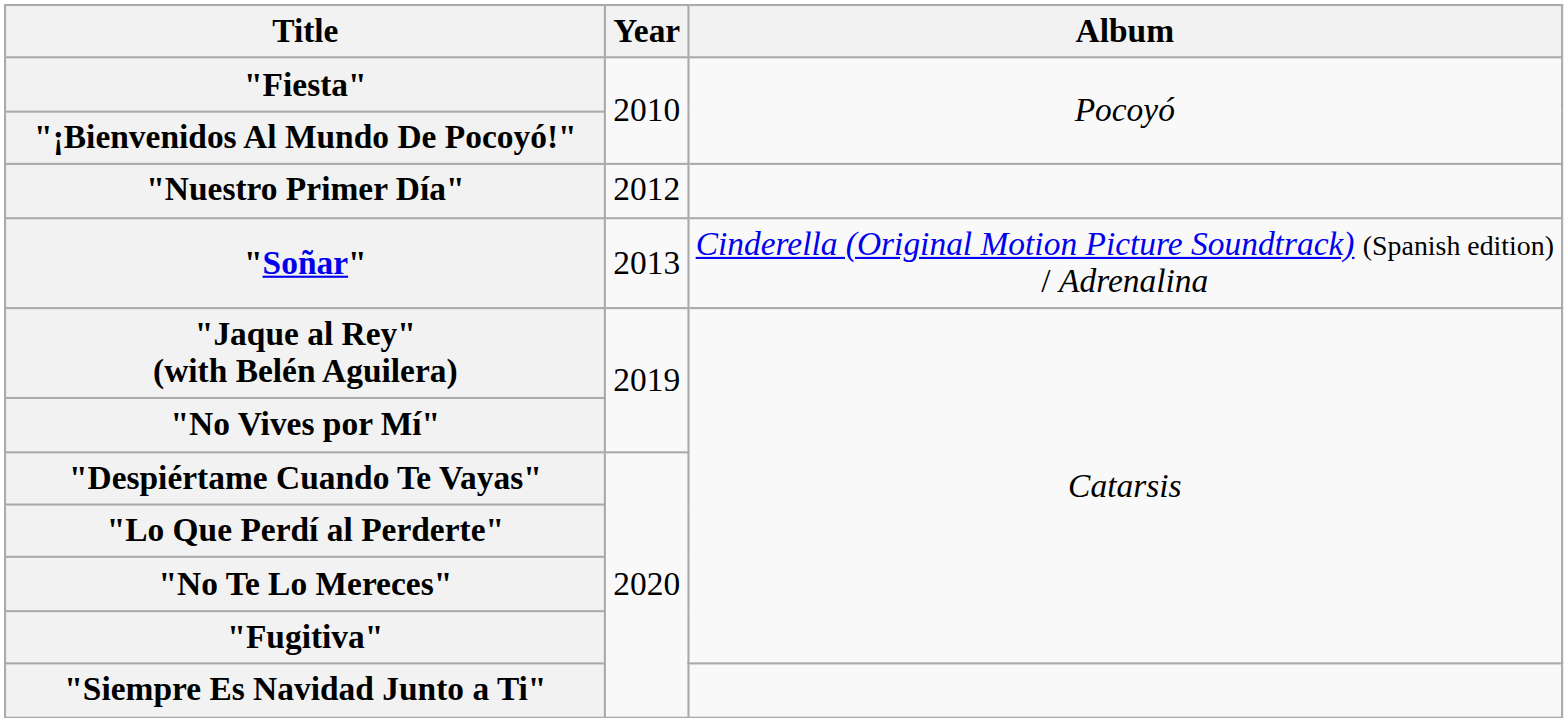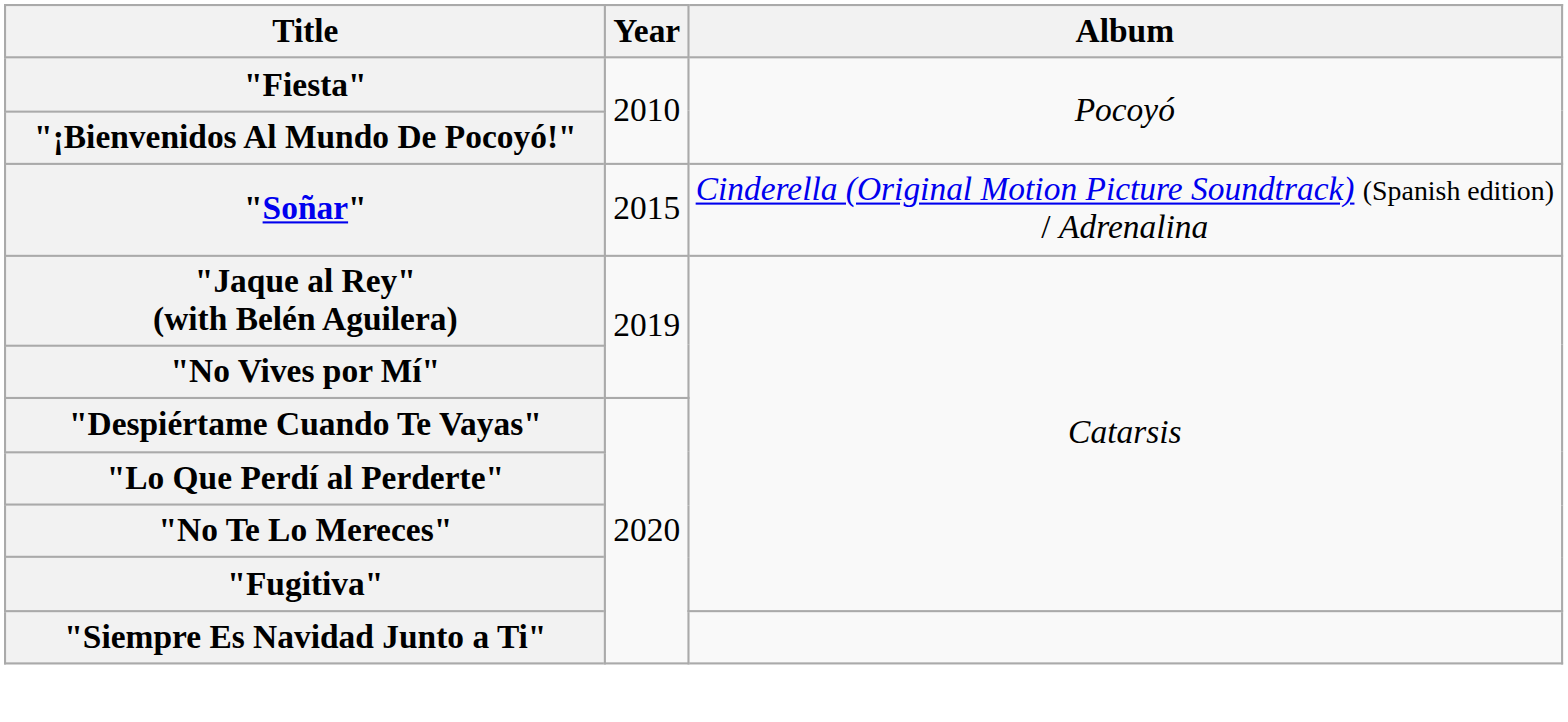- row: (305, 190)
(647, 261) 2013 -> (647, 208) 2015
